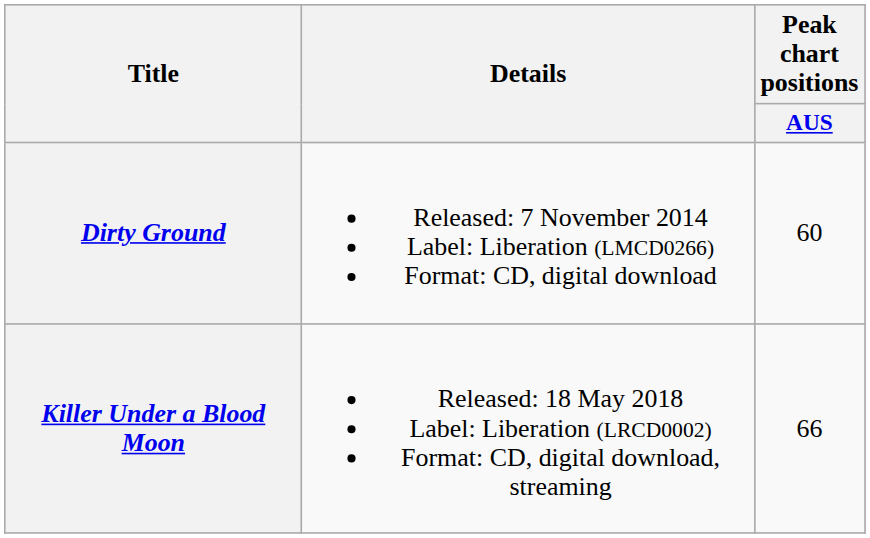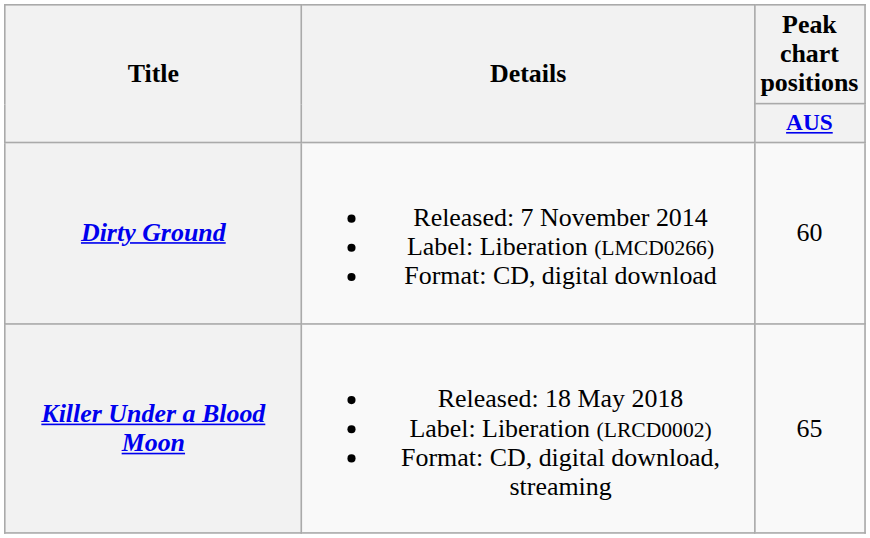(809, 427) 66 -> (809, 427) 65
